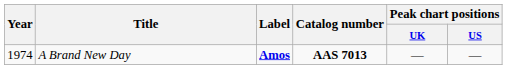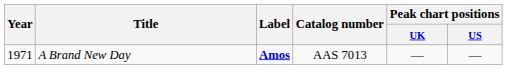(20, 54) 1974 -> (20, 54) 1971
(340, 54) bold -> (340, 54) normal
